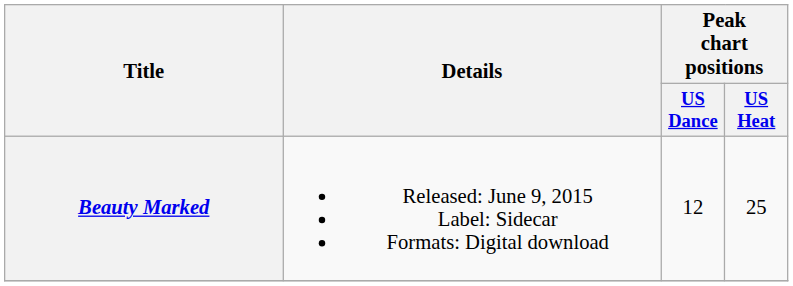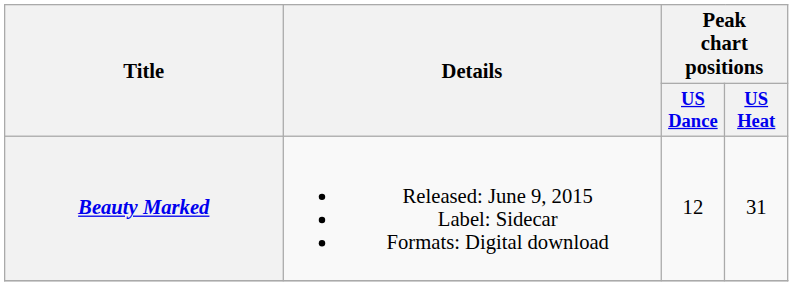(756, 208) 25 -> (756, 208) 31
